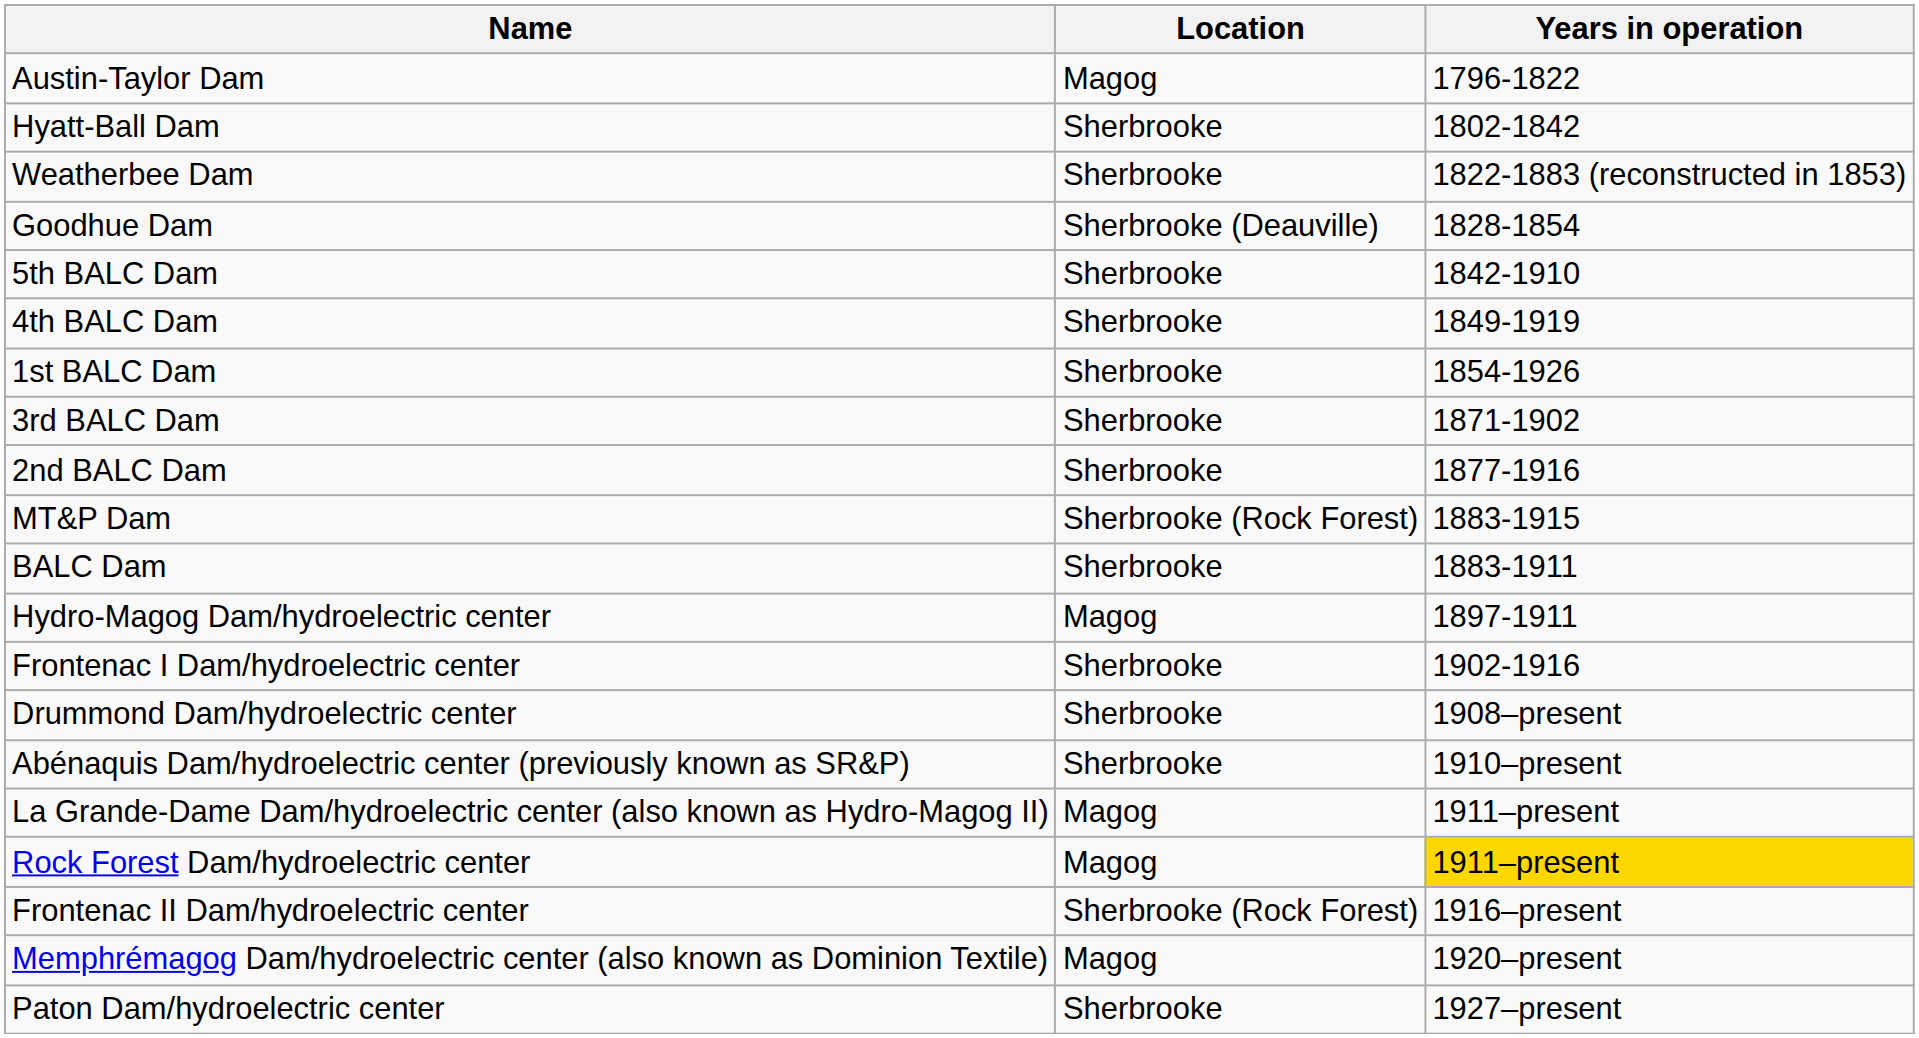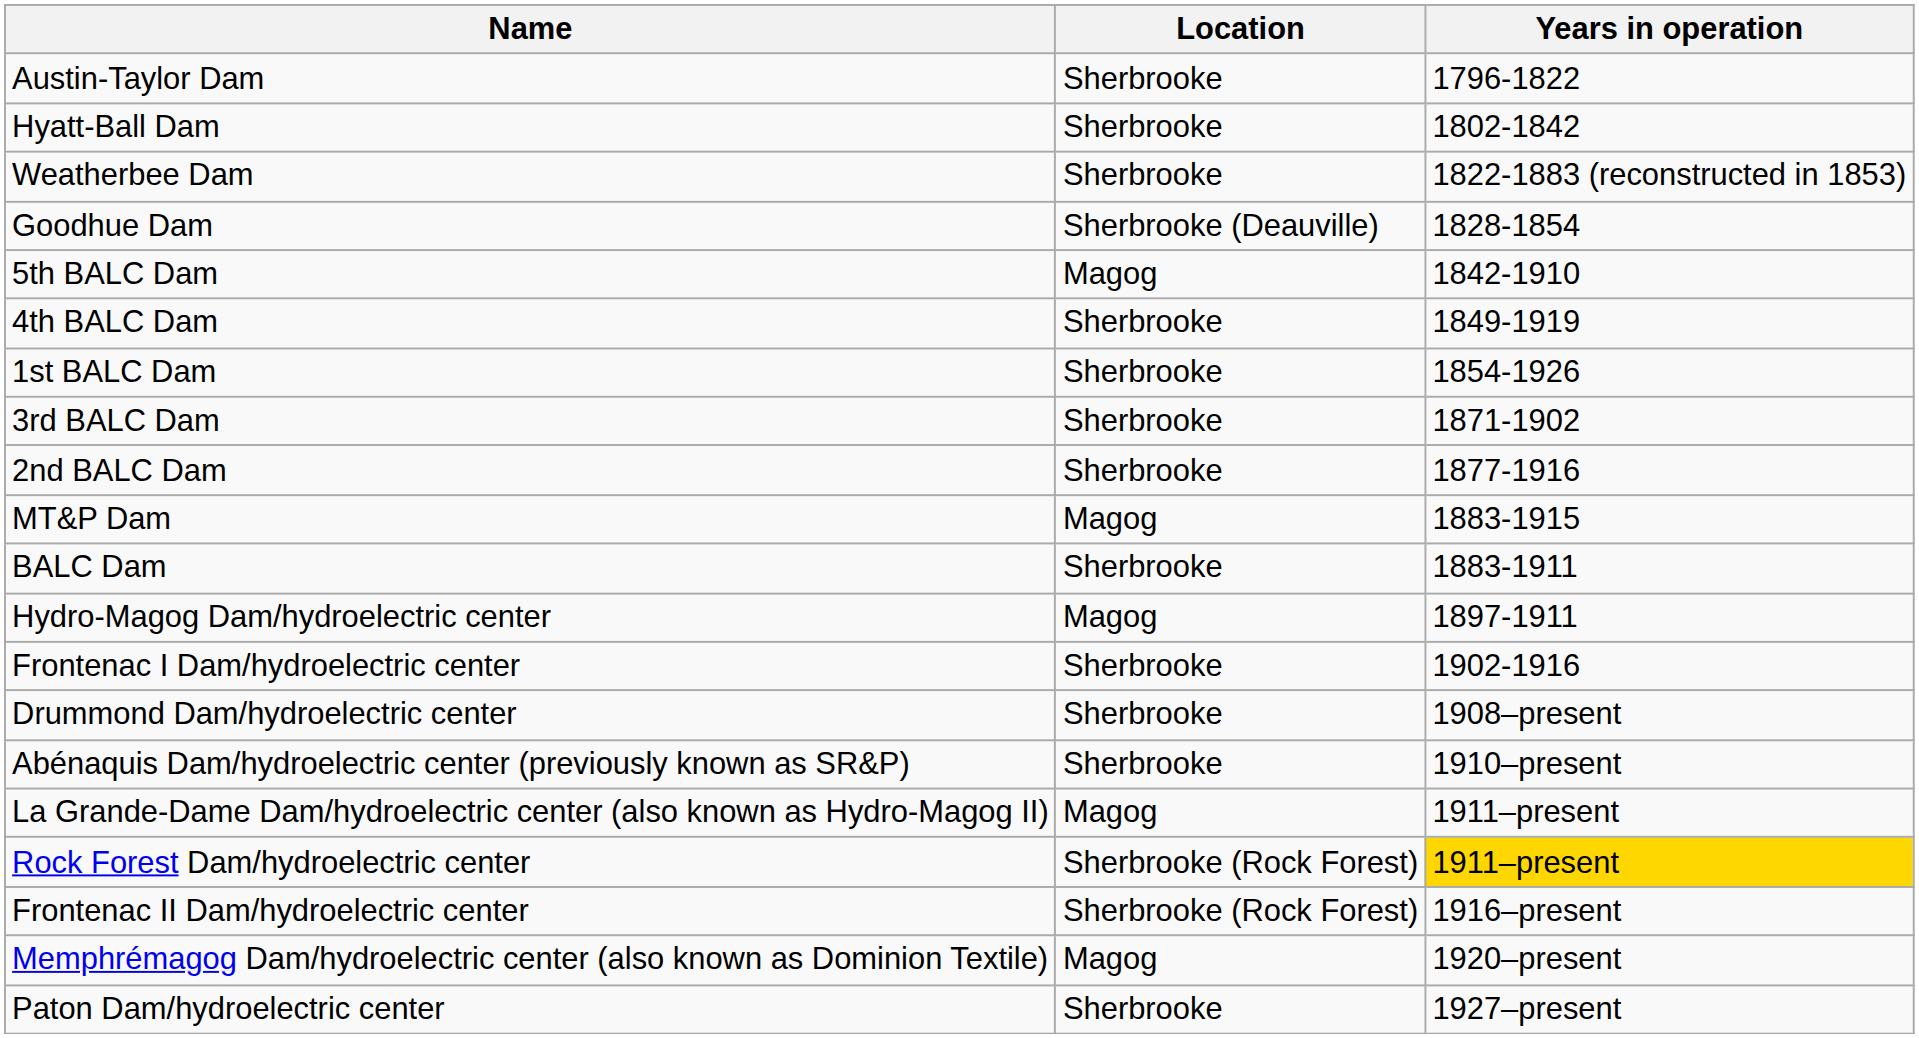(1110, 77) Magog -> (1143, 77) Sherbrooke
(1143, 273) Sherbrooke -> (1110, 273) Magog
(1241, 518) Sherbrooke (Rock Forest) -> (1110, 518) Magog
(1110, 861) Magog -> (1241, 861) Sherbrooke (Rock Forest)
